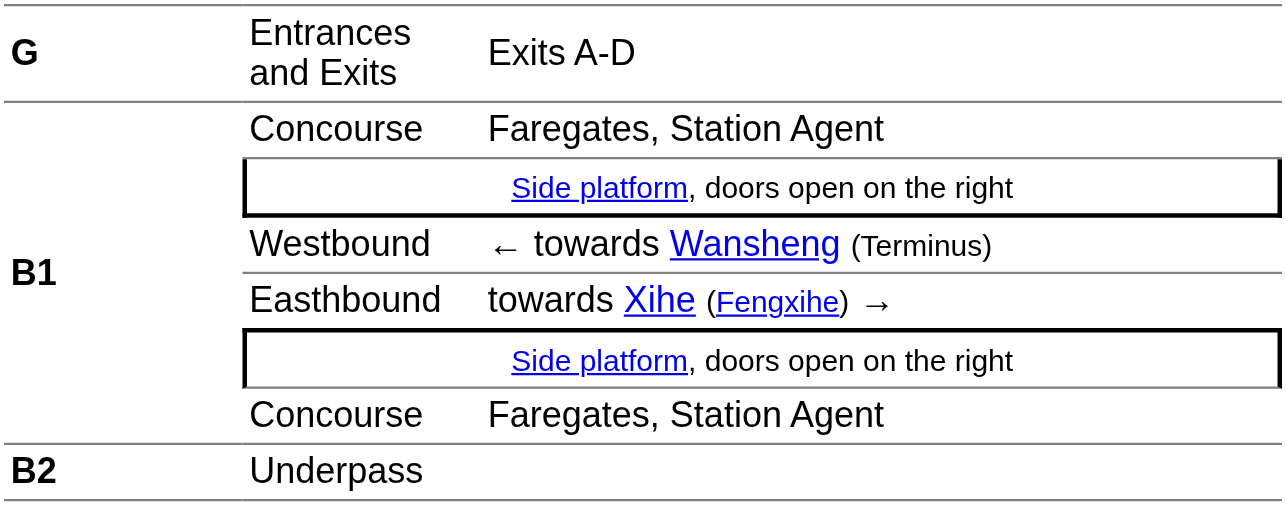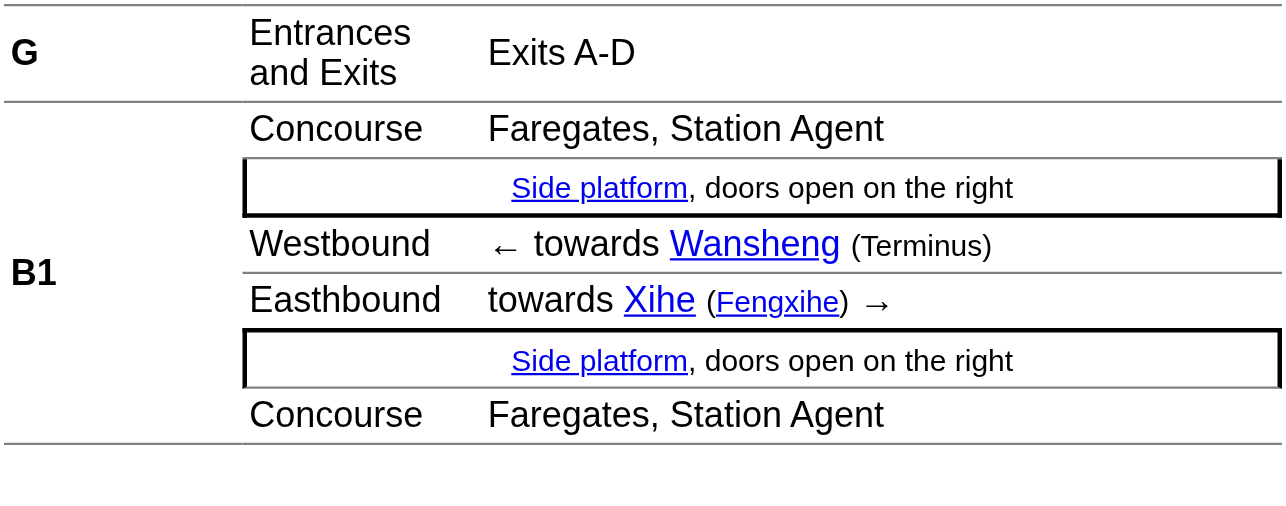- row: (336, 471)
